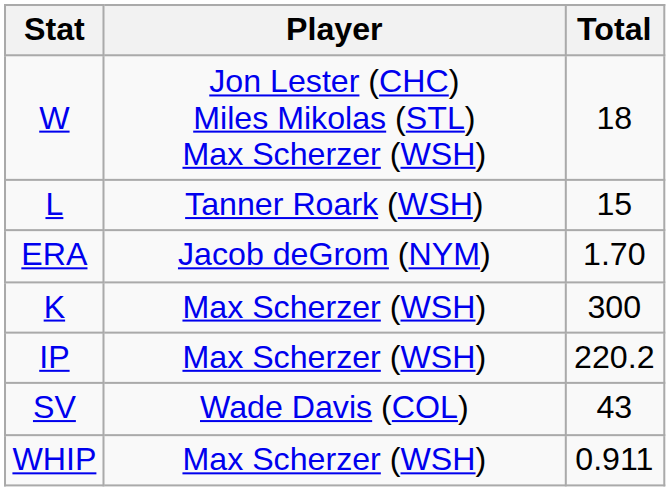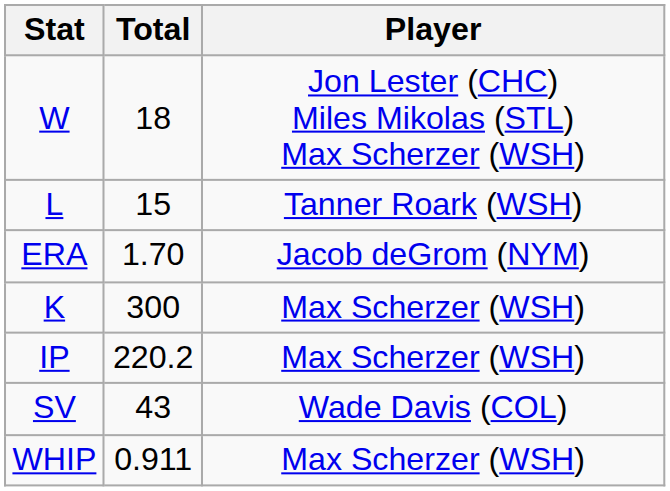columns swapped: (334, 30) <-> (614, 30)
